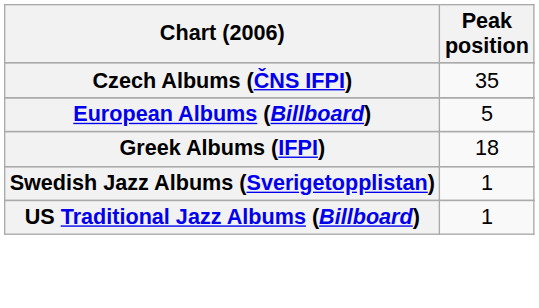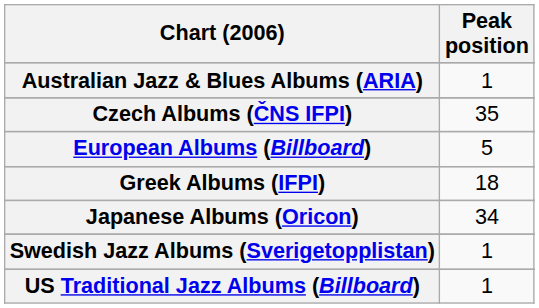+ row: (222, 80)
+ row: (222, 217)
